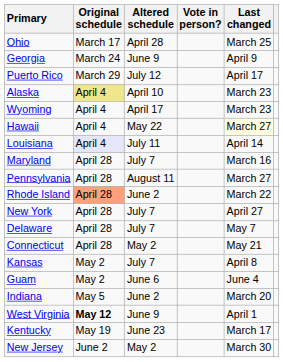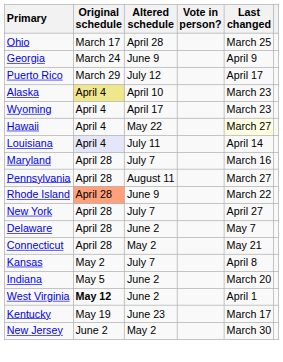(143, 195) June 2 -> (143, 195) June 9
(141, 229) July 7 -> (143, 229) June 2
- row: (21, 280)
(143, 314) June 9 -> (143, 297) June 2
